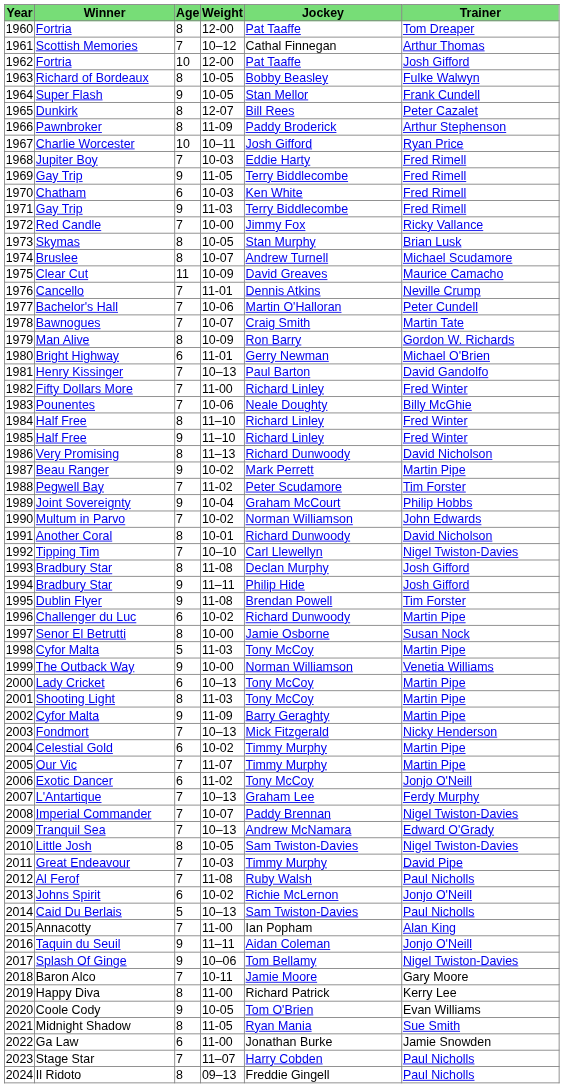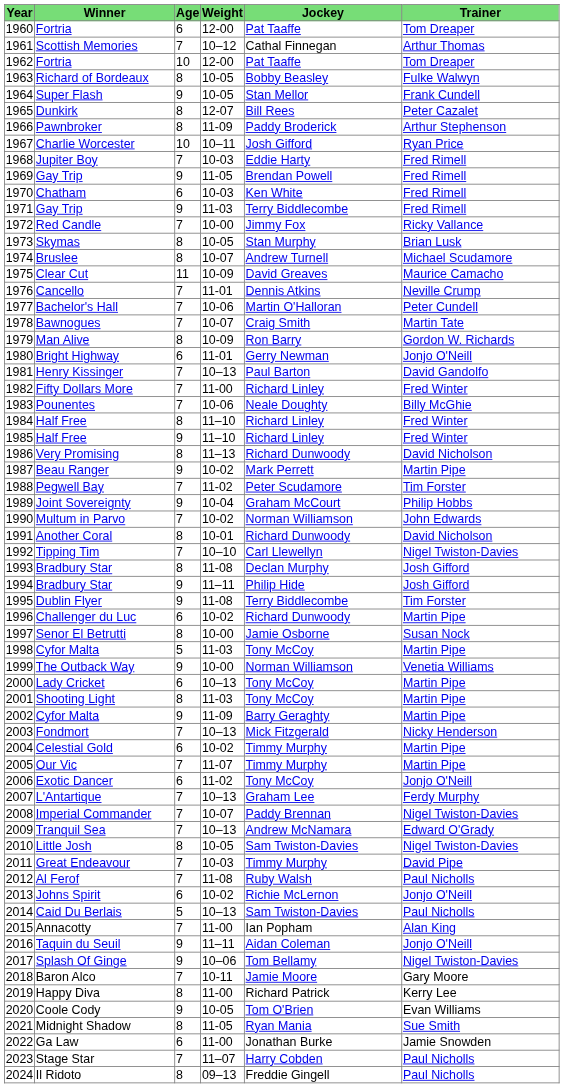(179, 29) 8 -> (179, 29) 6
(436, 62) Josh Gifford -> (439, 62) Tom Dreaper
(297, 176) Terry Biddlecombe -> (289, 176) Brendan Powell
(446, 356) Michael O'Brien -> (438, 356) Jonjo O'Neill
(289, 601) Brendan Powell -> (297, 601) Terry Biddlecombe
